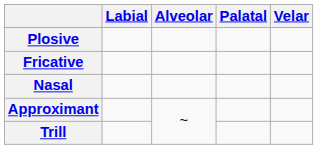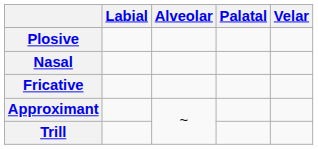rows swapped: (53, 62) <-> (53, 86)
